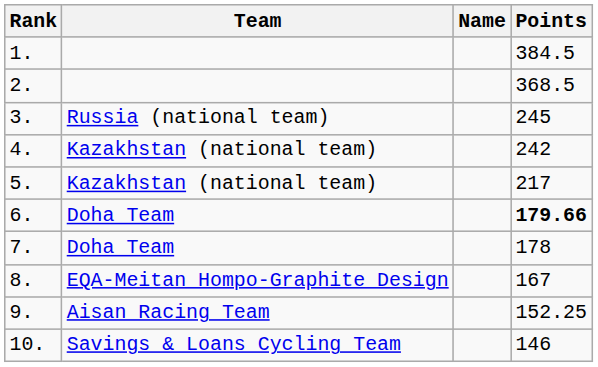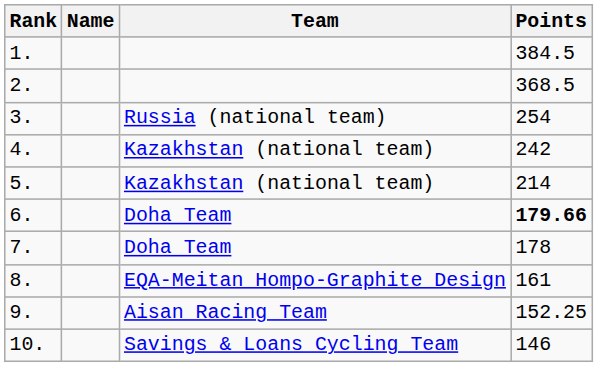columns swapped: (482, 21) <-> (258, 21)
(533, 118) 245 -> (533, 118) 254
(533, 183) 217 -> (533, 183) 214
(533, 280) 167 -> (533, 280) 161
